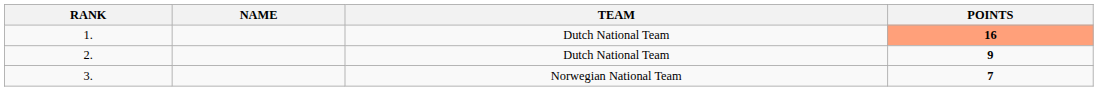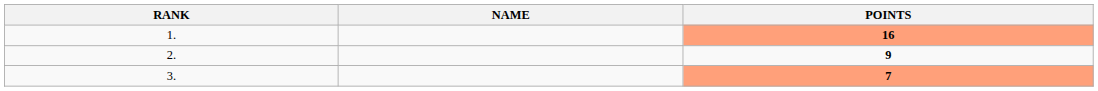- column: (616, 15)
(990, 76) no background -> (888, 76) lightsalmon background
